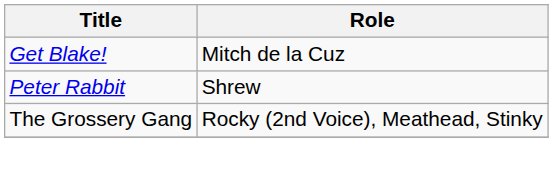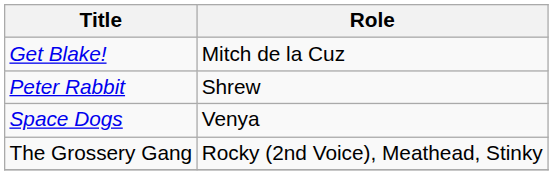+ row: (66, 119)
